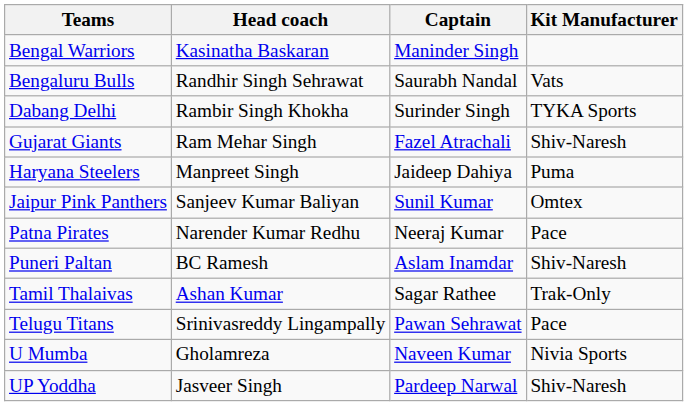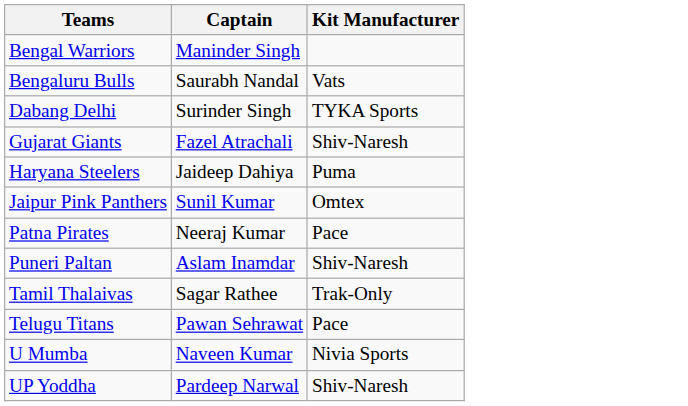- column: (281, 19)
